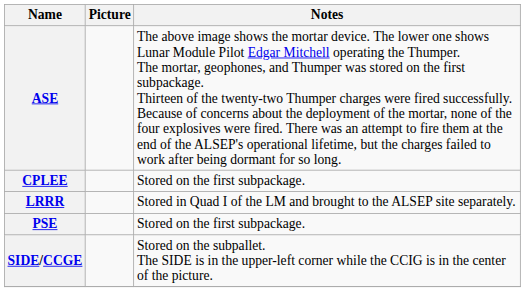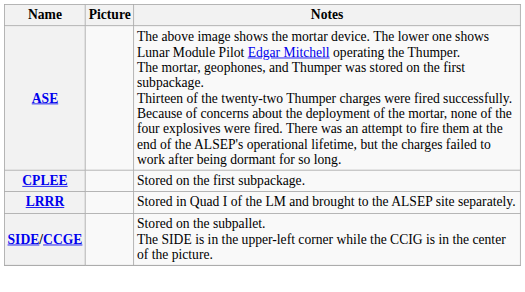- row: (45, 223)
